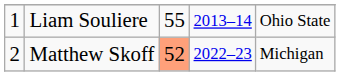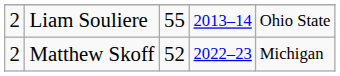(15, 20) 1 -> (15, 20) 2
(174, 53) lightsalmon background -> (174, 53) no background
